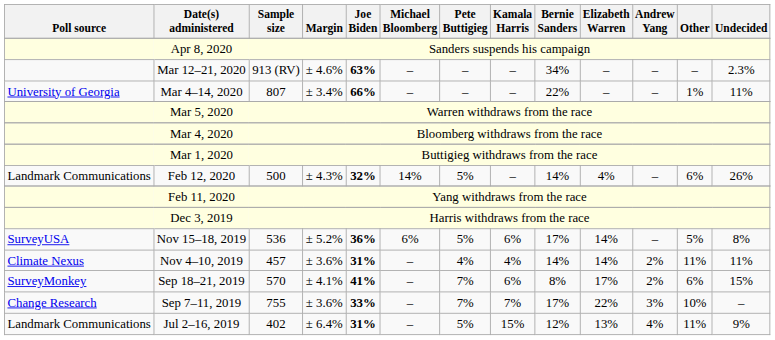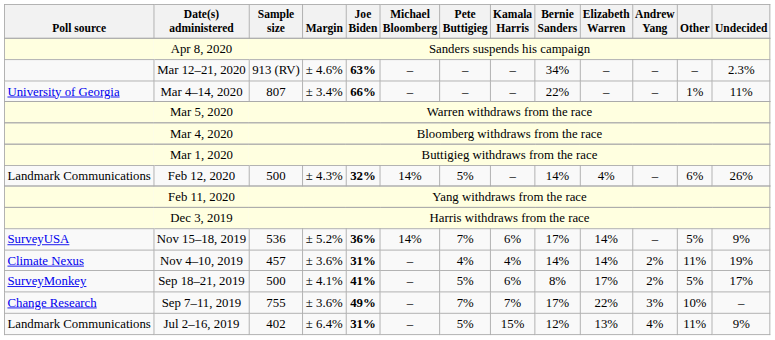(410, 239) 6% -> (410, 239) 14%
(465, 239) 5% -> (465, 239) 7%
(741, 239) 8% -> (741, 239) 9%
(741, 260) 11% -> (741, 260) 19%
(276, 281) 570 -> (276, 281) 500
(465, 281) 7% -> (465, 281) 5%
(695, 281) 6% -> (695, 281) 5%
(741, 281) 15% -> (741, 281) 17%
(363, 303) 33% -> (363, 303) 49%
